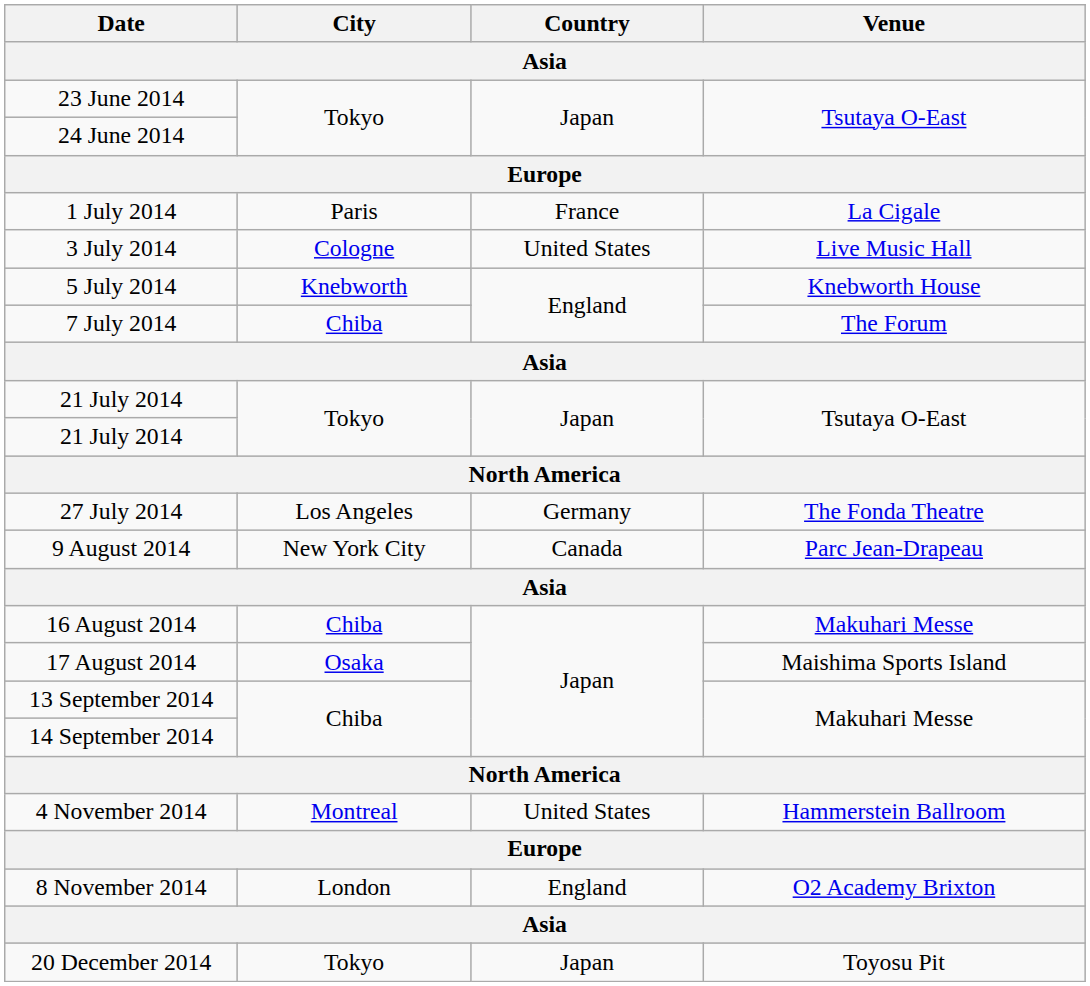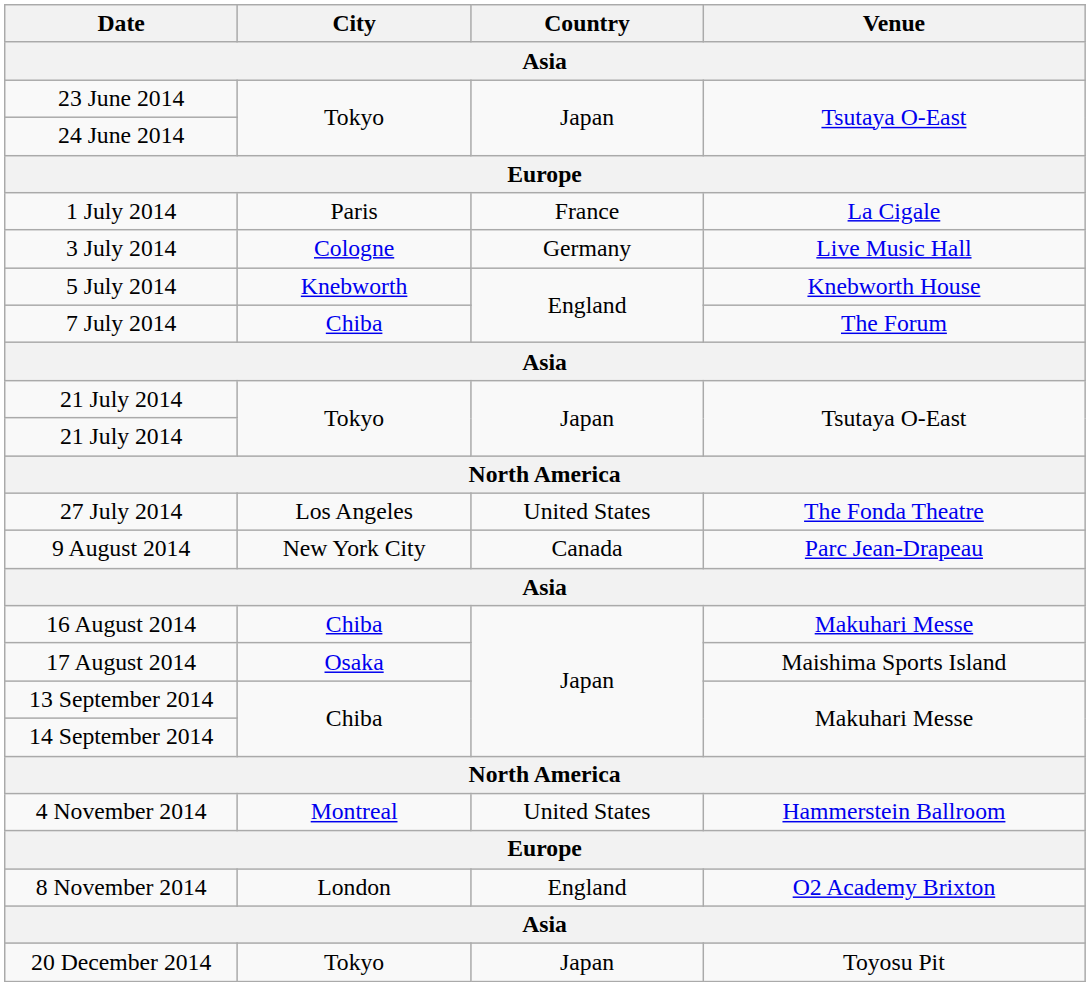(587, 248) United States -> (587, 248) Germany
(587, 511) Germany -> (587, 511) United States
